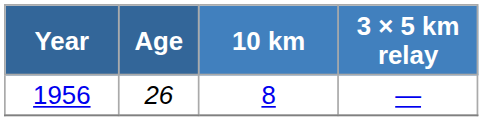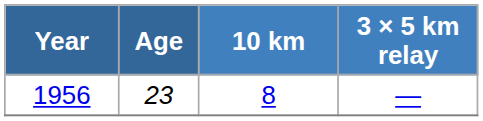(159, 95) 26 -> (159, 95) 23
